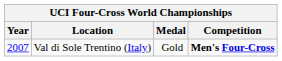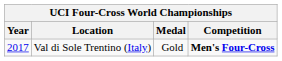(18, 47) 2007 -> (18, 47) 2017
